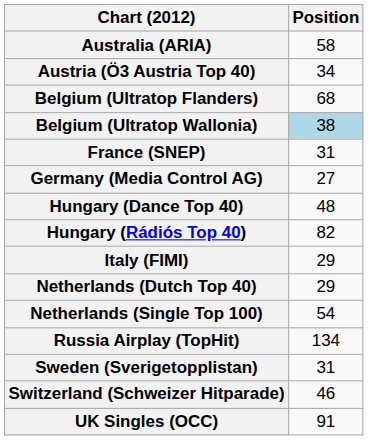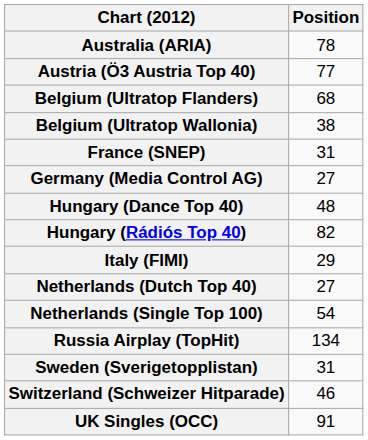(326, 44) 58 -> (326, 44) 78
(326, 71) 34 -> (326, 71) 77
(326, 125) lightblue background -> (326, 125) no background
(326, 286) 29 -> (326, 286) 27
